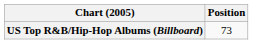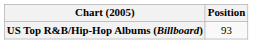(227, 30) 73 -> (227, 30) 93
